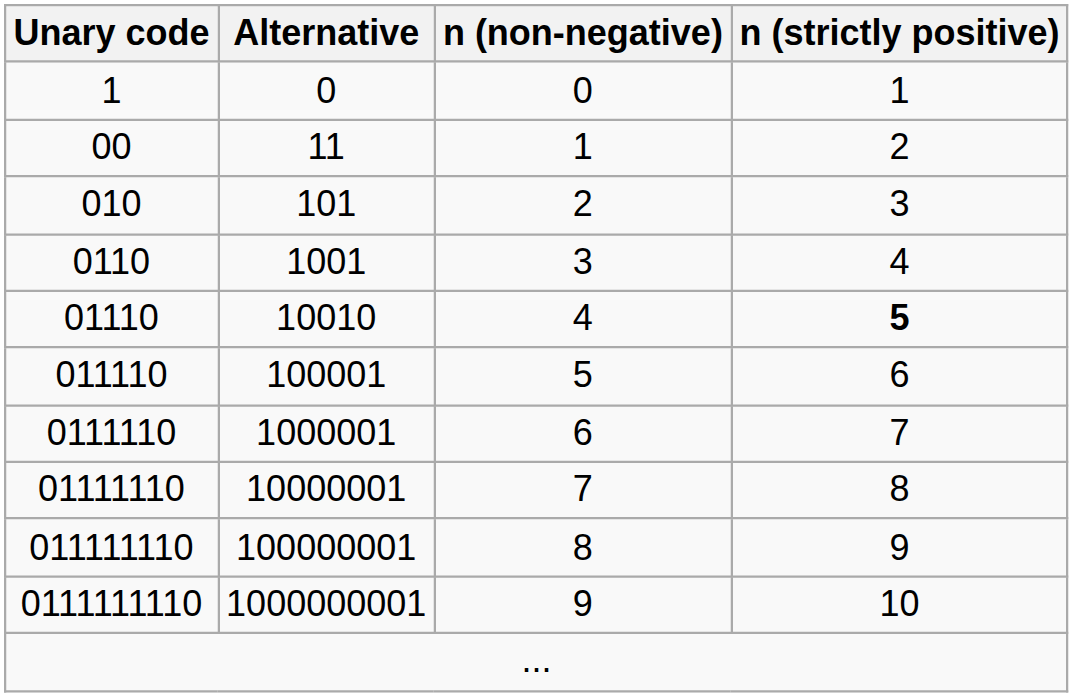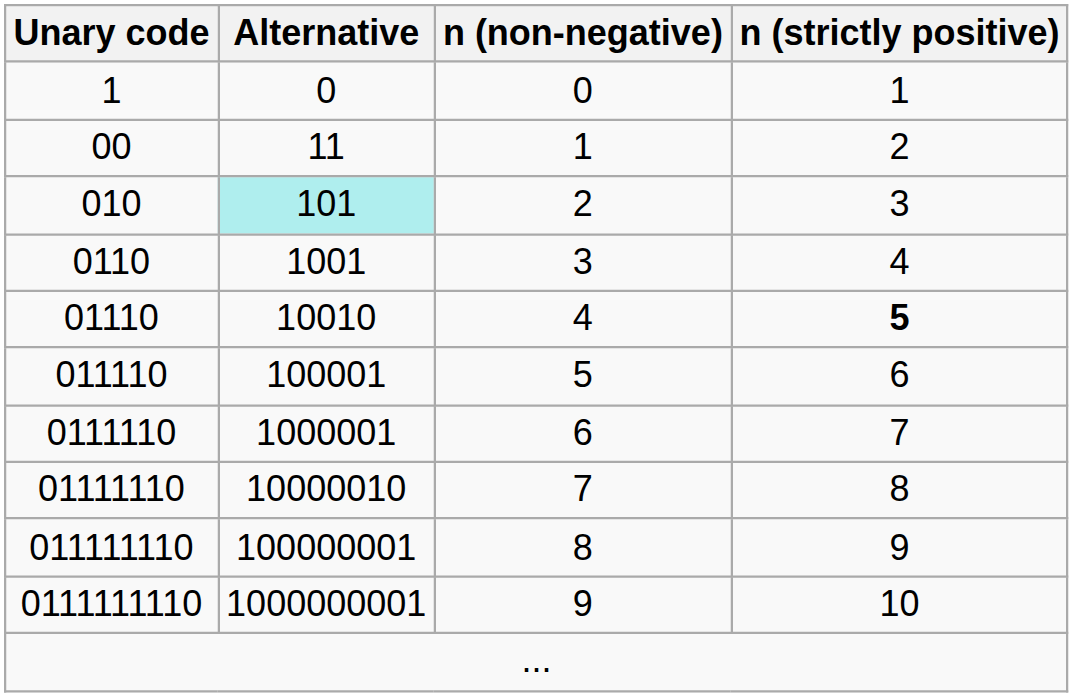(326, 204) no background -> (326, 204) paleturquoise background
(326, 489) 10000001 -> (326, 489) 10000010
